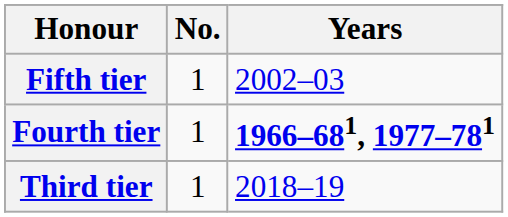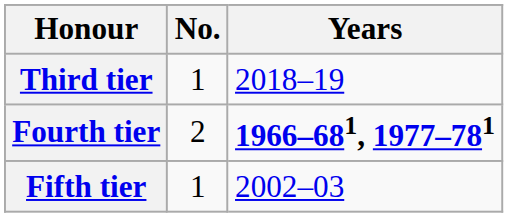rows swapped: (86, 186) <-> (86, 78)
(198, 132) 1 -> (198, 132) 2
